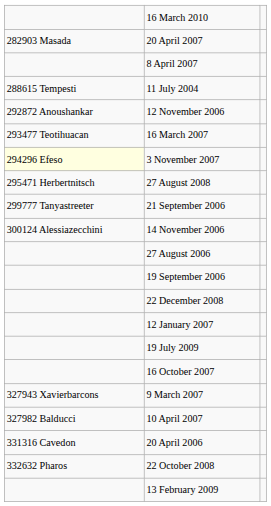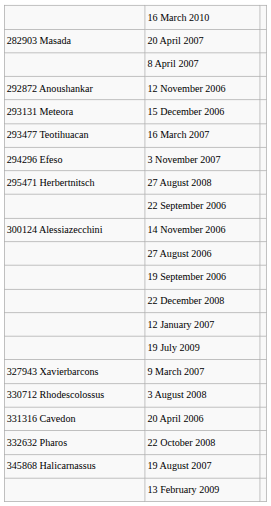- row: (172, 88)
+ row: (186, 111)
(35, 159) lightyellow background -> (35, 159) no background
- row: (186, 206)
+ row: (187, 206)
- row: (180, 371)
- row: (174, 419)
+ row: (177, 395)
+ row: (180, 466)
